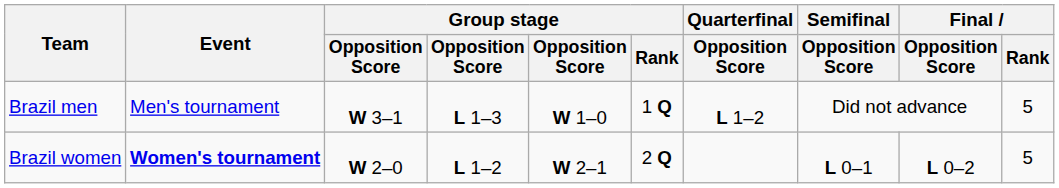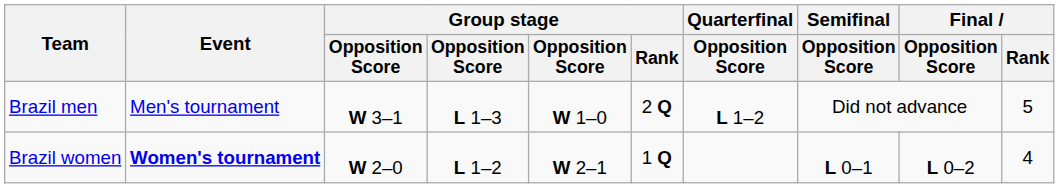(657, 107) 1 Q -> (657, 107) 2 Q
(657, 158) 2 Q -> (657, 158) 1 Q
(1028, 158) 5 -> (1028, 158) 4
